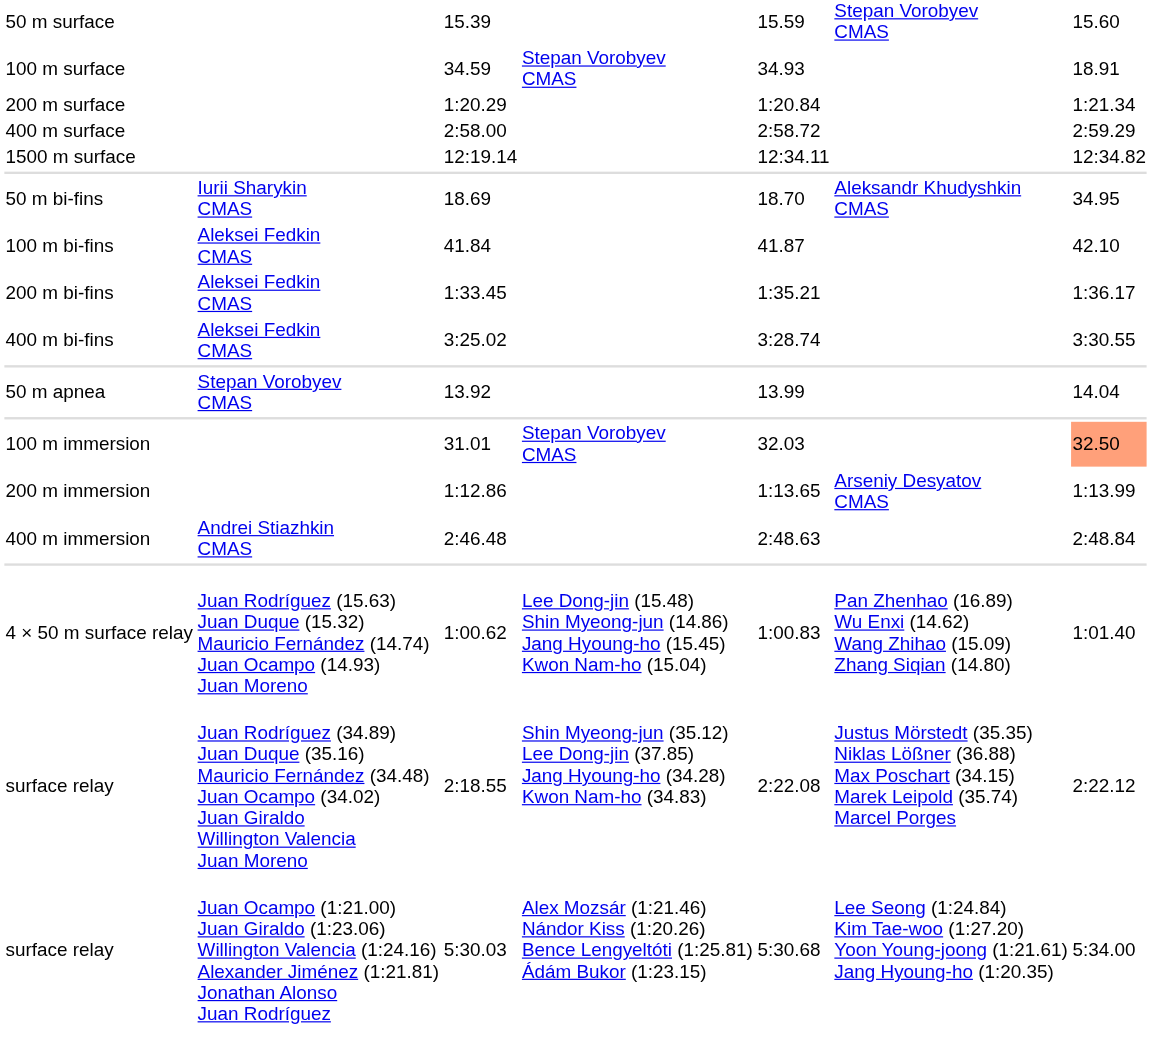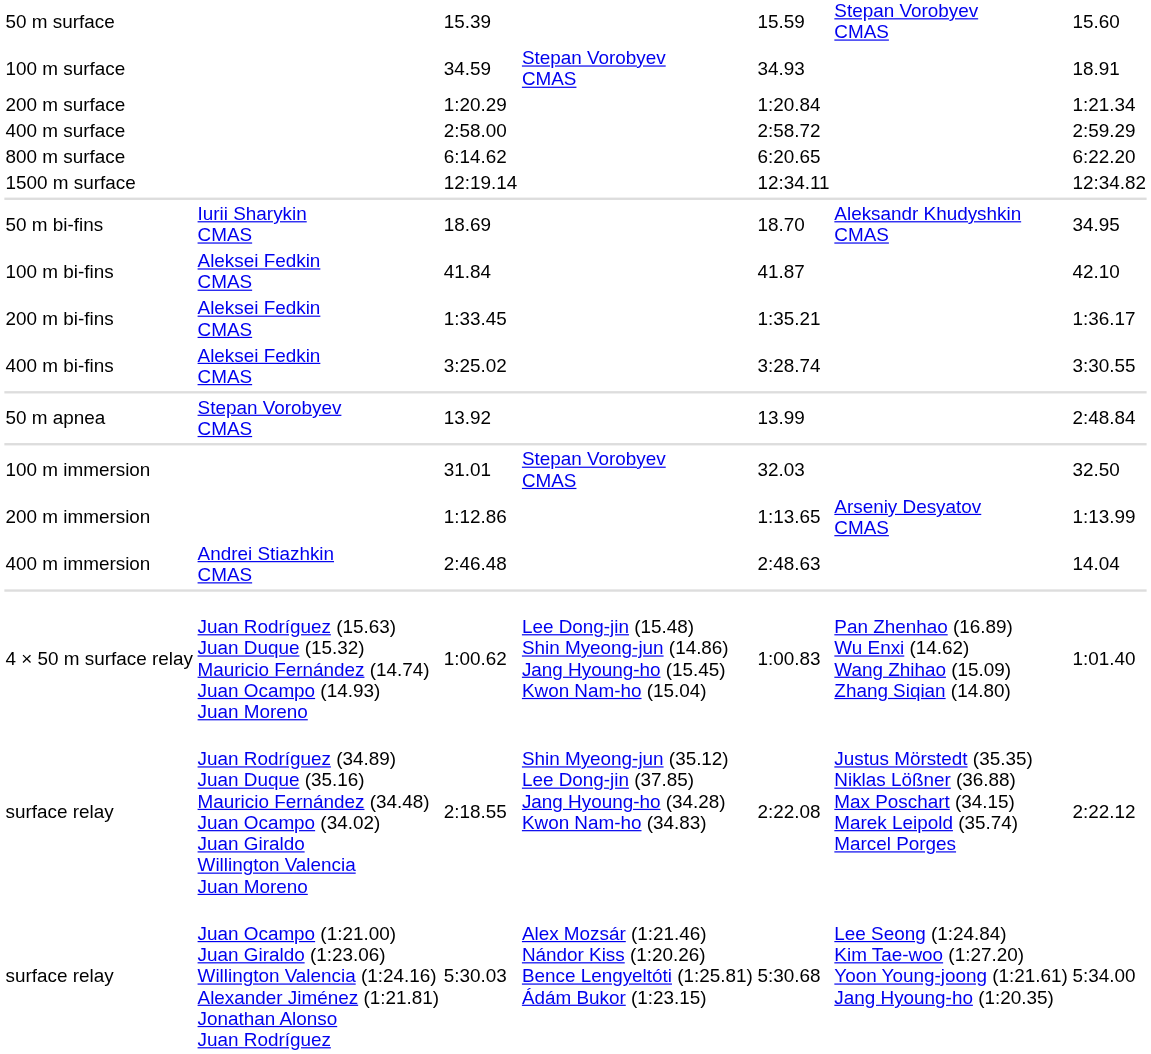+ row: (65, 157)
(1096, 392) 14.04 -> (1104, 418) 2:48.84
(1096, 444) lightsalmon background -> (1096, 470) no background
(1104, 538) 2:48.84 -> (1096, 564) 14.04
